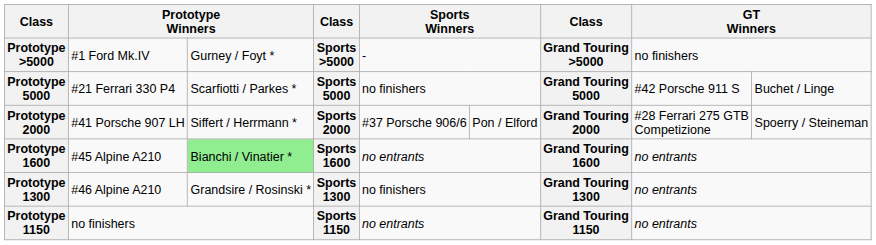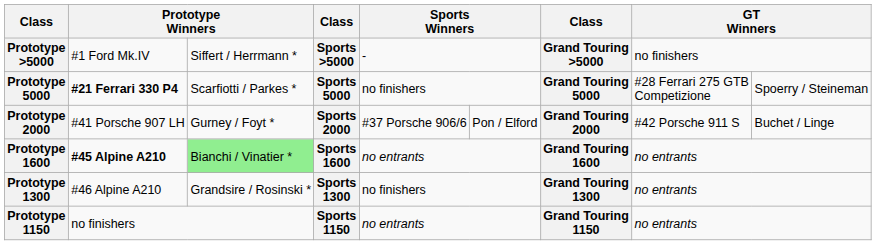(232, 55) Gurney / Foyt * -> (244, 55) Siffert / Herrmann *
(123, 89) normal -> (125, 89) bold
(687, 89) #42 Porsche 911 S -> (692, 89) #28 Ferrari 275 GTB Competizione
(794, 89) Buchet / Linge -> (811, 89) Spoerry / Steineman
(244, 122) Siffert / Herrmann * -> (232, 122) Gurney / Foyt *
(692, 122) #28 Ferrari 275 GTB Competizione -> (687, 122) #42 Porsche 911 S
(811, 122) Spoerry / Steineman -> (794, 122) Buchet / Linge
(116, 156) normal -> (119, 156) bold
